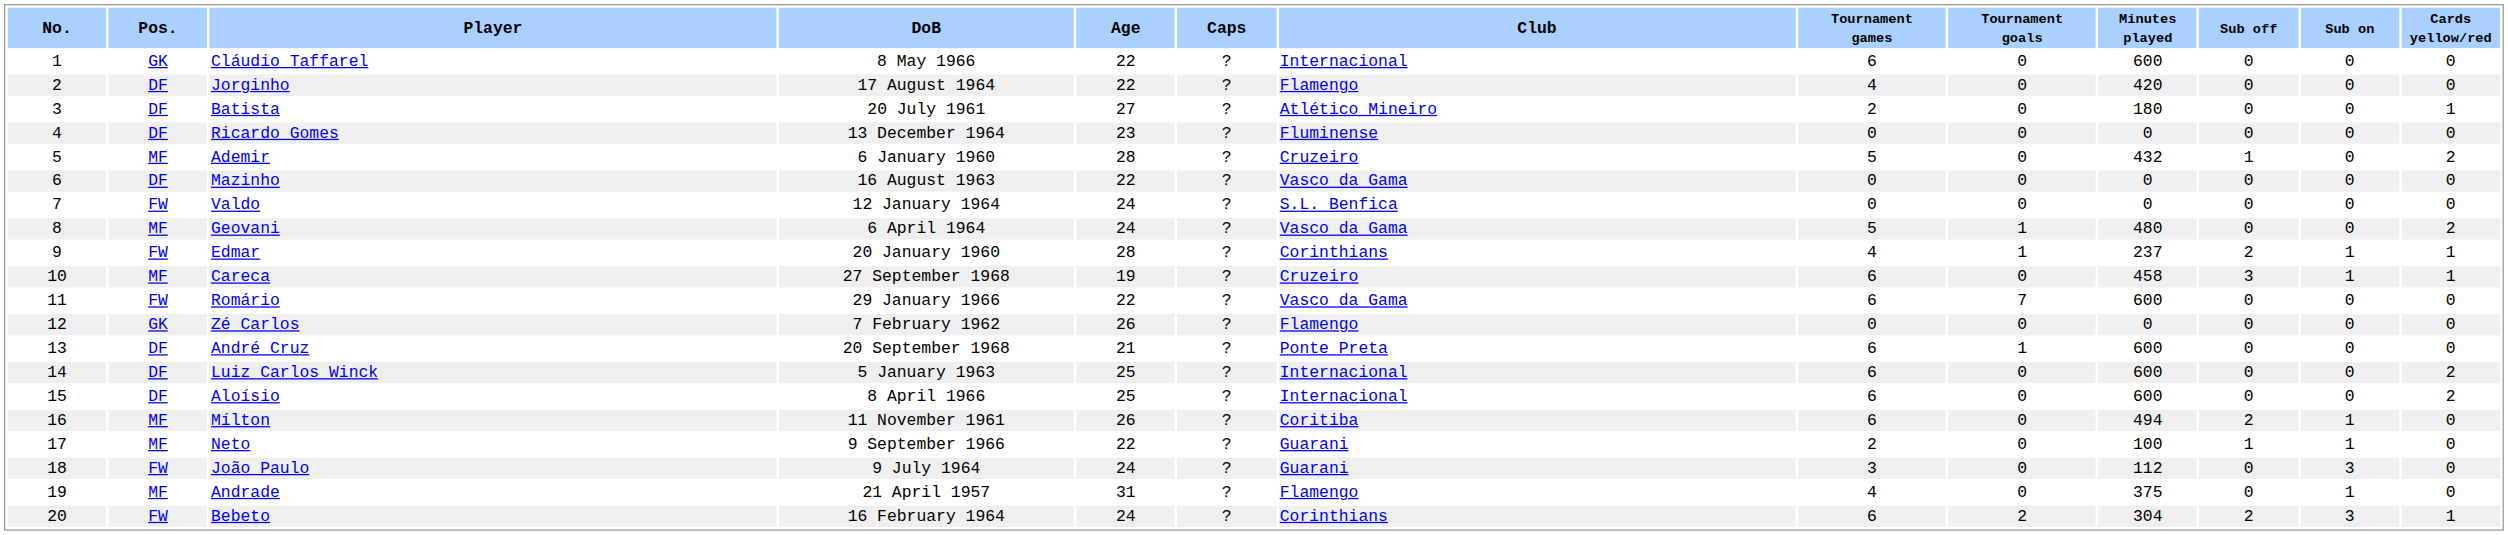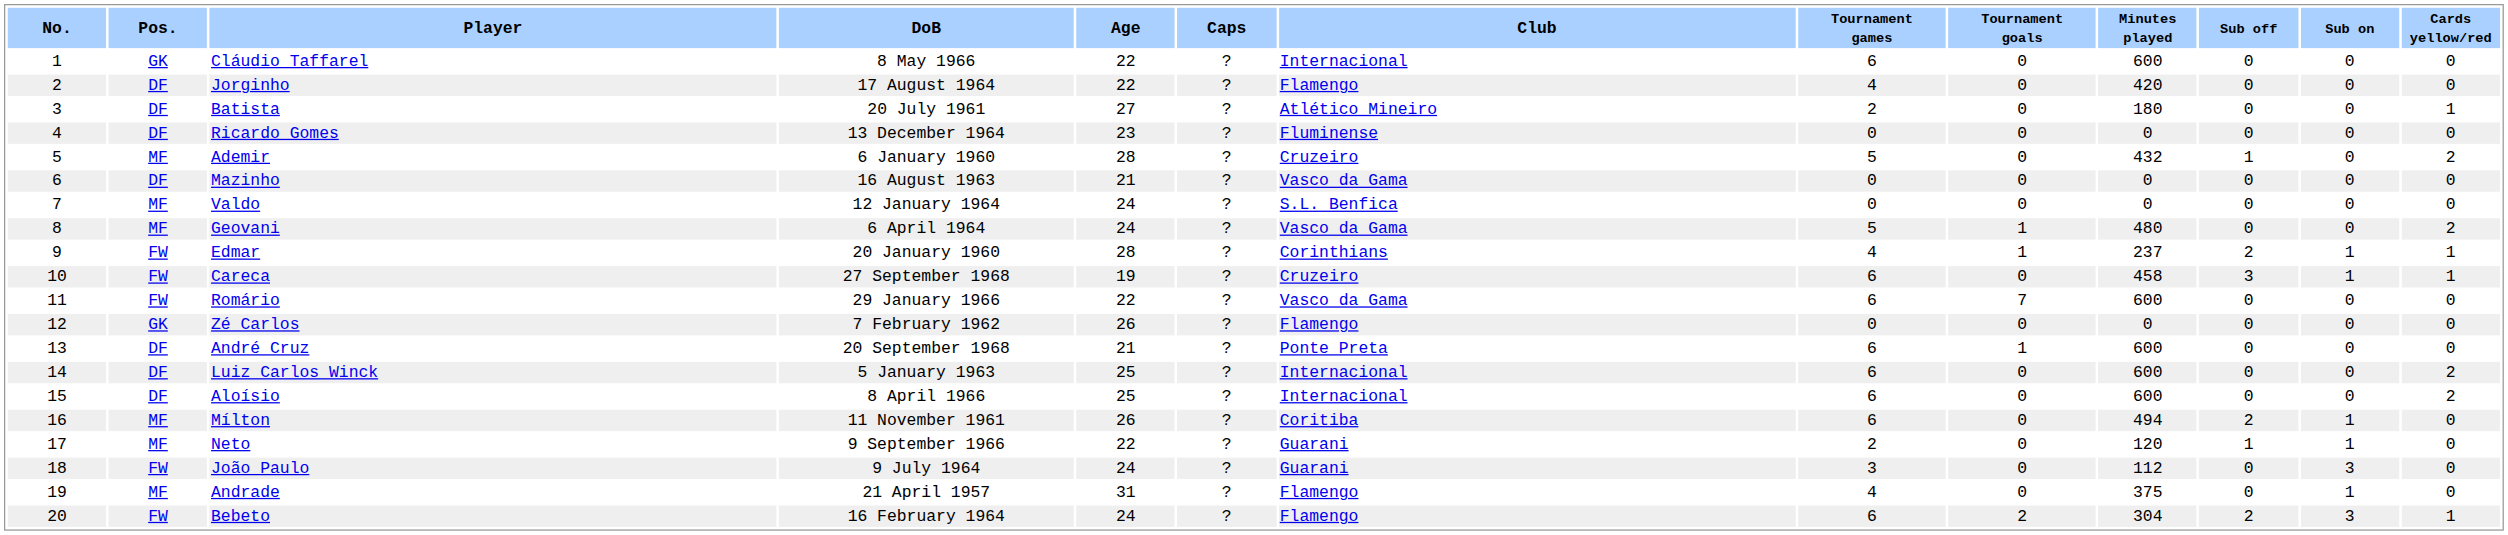(1126, 181) 22 -> (1126, 181) 21
(158, 205) FW -> (158, 205) MF
(158, 277) MF -> (158, 277) FW
(2148, 444) 100 -> (2148, 444) 120
(1334, 516) Corinthians -> (1319, 516) Flamengo
